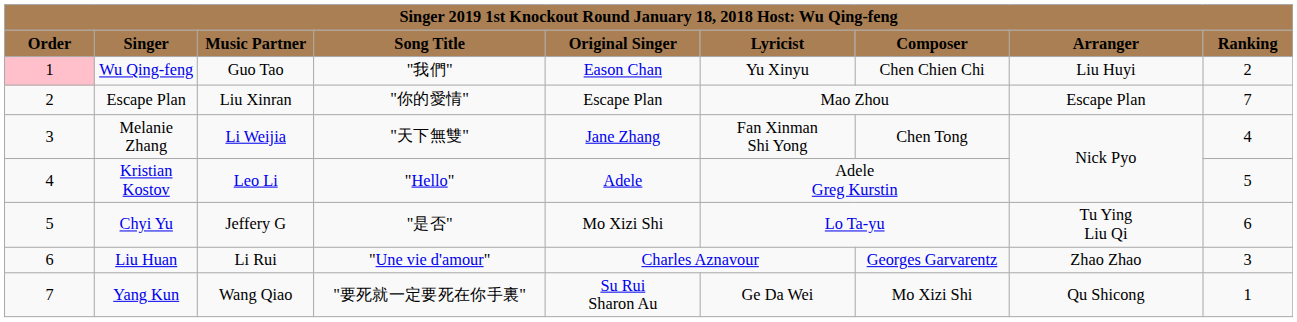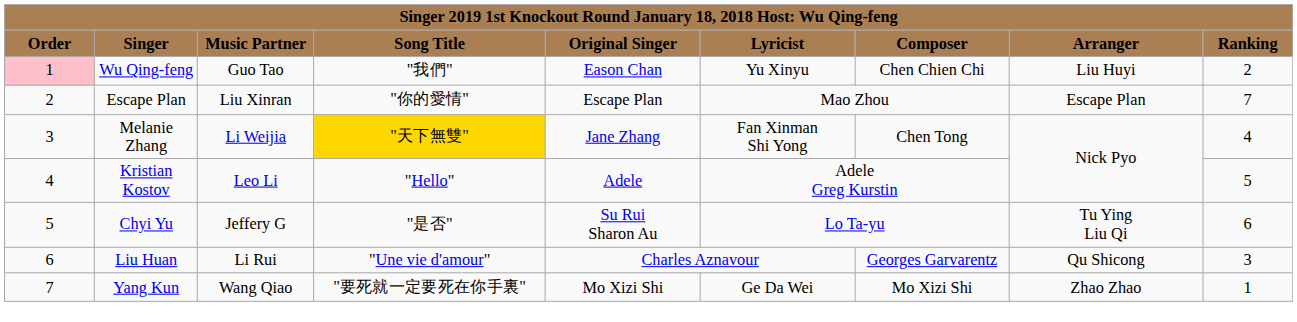(430, 135) no background -> (430, 135) gold background
(623, 224) Mo Xizi Shi -> (623, 224) Su Rui Sharon Au
(1106, 259) Zhao Zhao -> (1106, 259) Qu Shicong
(623, 294) Su Rui Sharon Au -> (623, 287) Mo Xizi Shi
(1106, 294) Qu Shicong -> (1106, 287) Zhao Zhao
